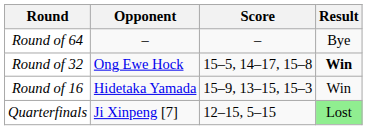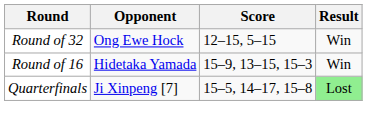- row: (47, 40)
(258, 64) 15–5, 14–17, 15–8 -> (240, 40) 12–15, 5–15
(339, 64) bold -> (339, 40) normal
(240, 112) 12–15, 5–15 -> (258, 88) 15–5, 14–17, 15–8
